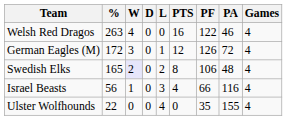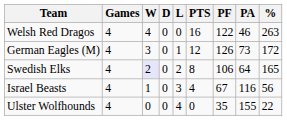columns swapped: (262, 13) <-> (114, 13)
(228, 50) 72 -> (245, 50) 73
(228, 69) 48 -> (245, 69) 64
(205, 87) 66 -> (222, 87) 67
